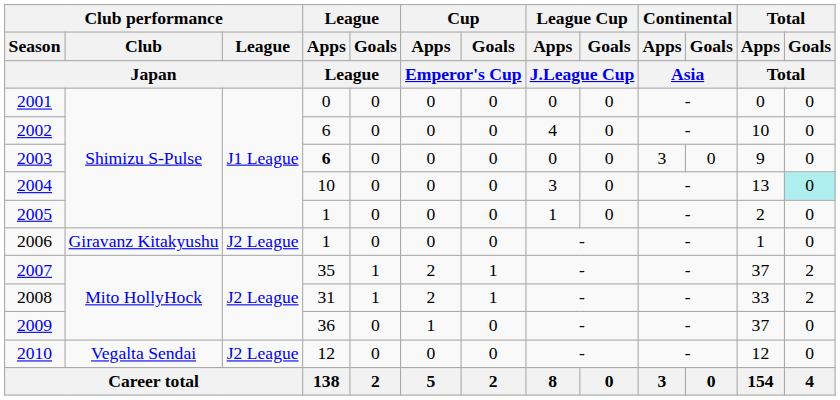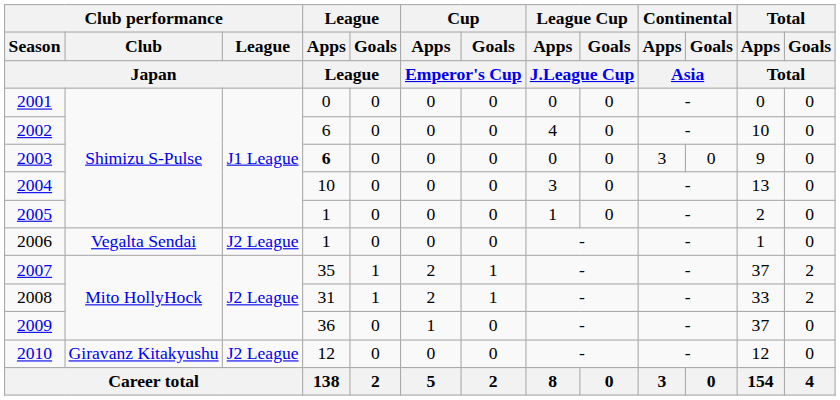(810, 185) paleturquoise background -> (810, 185) no background
(144, 241) Giravanz Kitakyushu -> (144, 241) Vegalta Sendai
(144, 353) Vegalta Sendai -> (144, 353) Giravanz Kitakyushu
